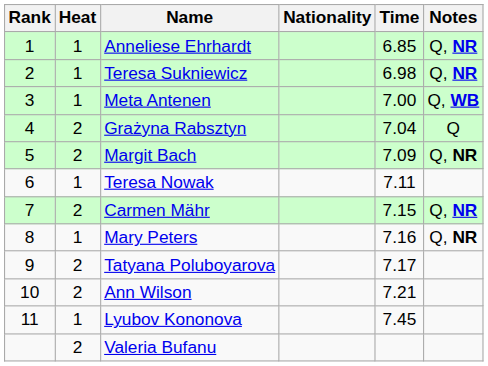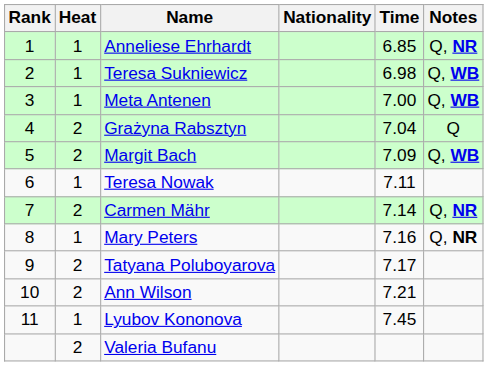(453, 73) Q, NR -> (453, 73) Q, WB
(453, 155) Q, NR -> (453, 155) Q, WB
(399, 210) 7.15 -> (399, 210) 7.14
